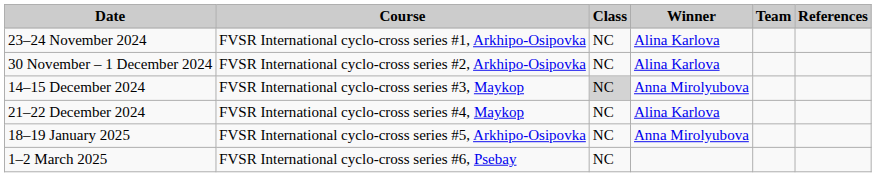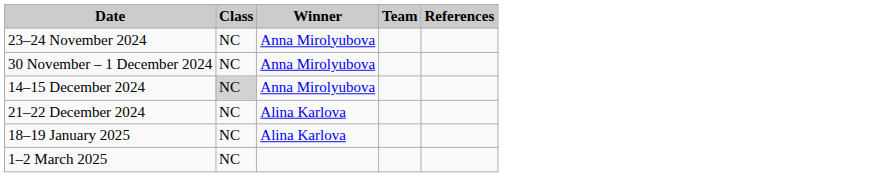- column: (402, 16)
(677, 40) Alina Karlova -> (318, 40) Anna Mirolyubova
(677, 64) Alina Karlova -> (318, 64) Anna Mirolyubova
(691, 135) Anna Mirolyubova -> (303, 135) Alina Karlova
